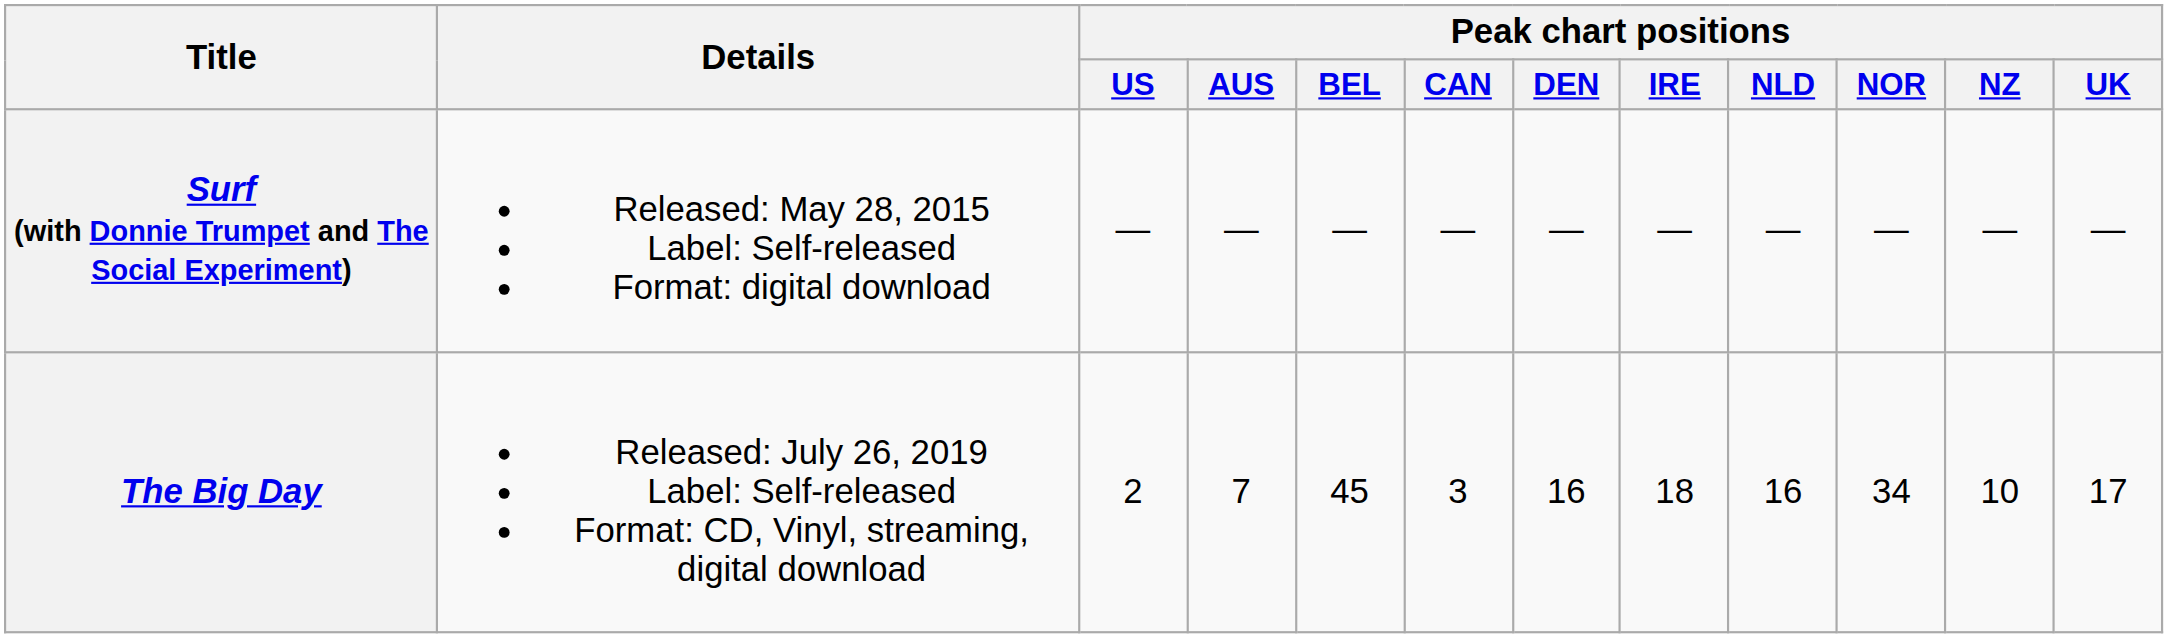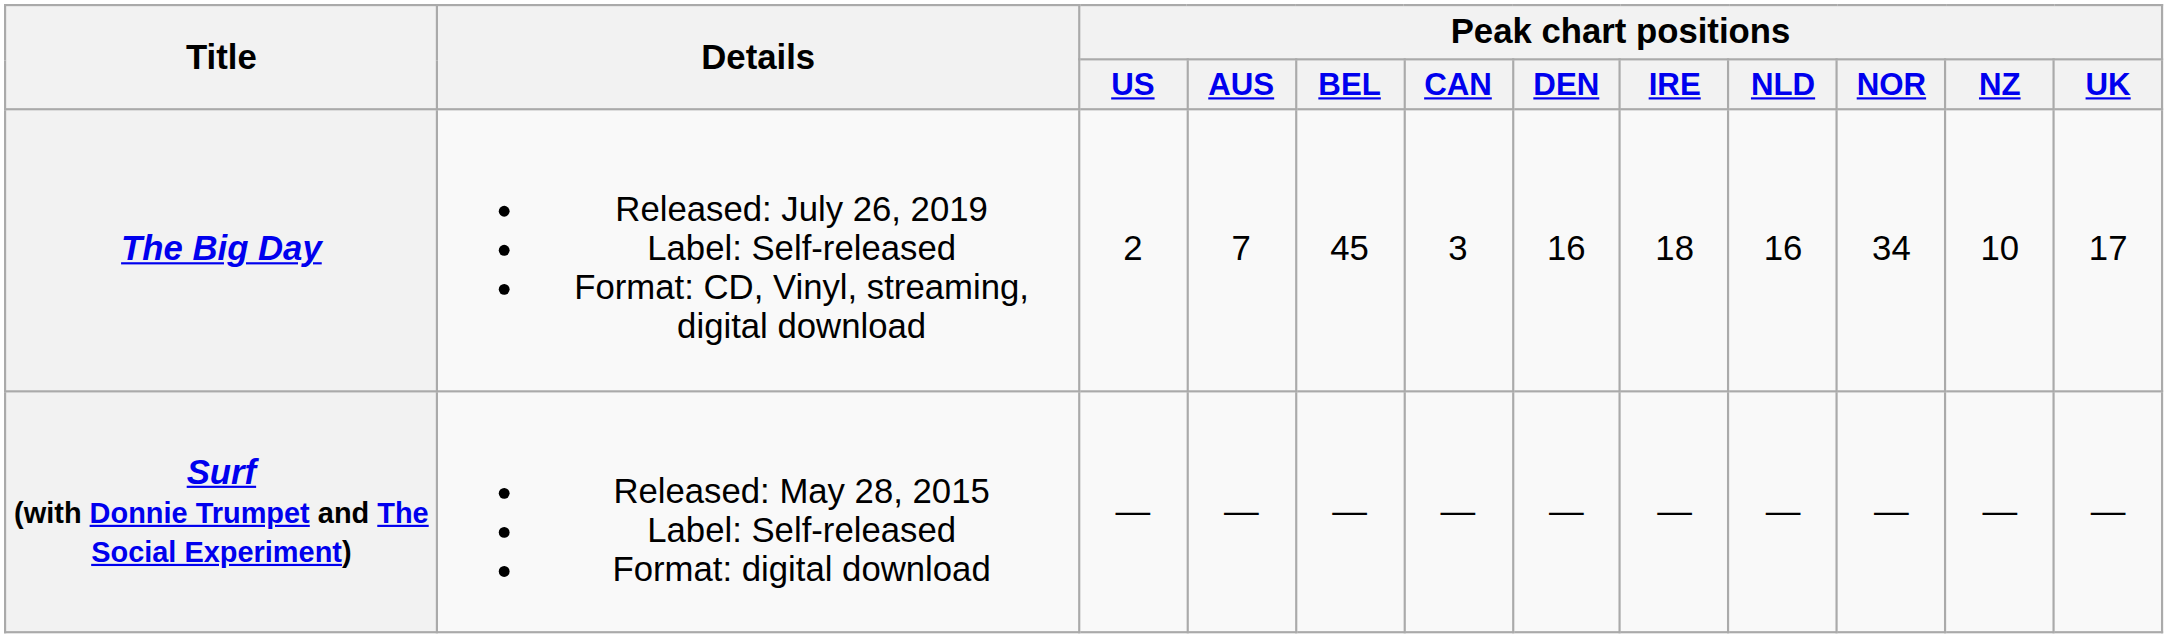rows swapped: (221, 229) <-> (221, 490)
